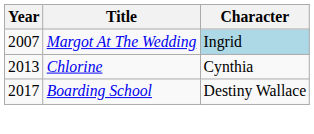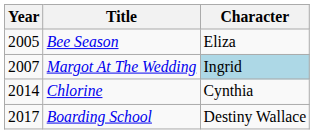+ row: (83, 41)
(24, 66) 2013 -> (24, 91) 2014
